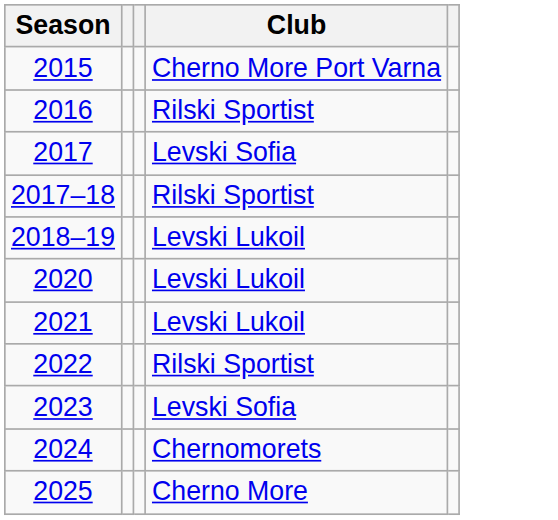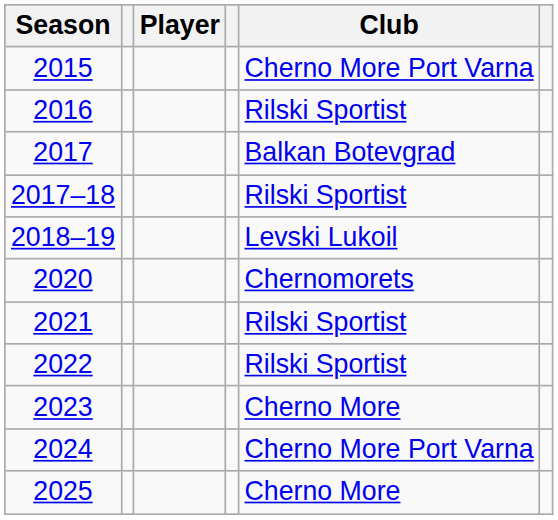+ column: (180, 25)
(224, 152) Levski Sofia -> (350, 152) Balkan Botevgrad
(228, 279) Levski Lukoil -> (329, 279) Chernomorets
(228, 322) Levski Lukoil -> (325, 322) Rilski Sportist
(224, 407) Levski Sofia -> (323, 407) Cherno More
(237, 449) Chernomorets -> (389, 449) Cherno More Port Varna
